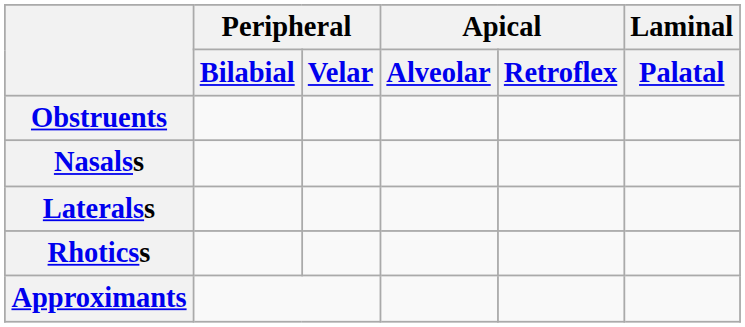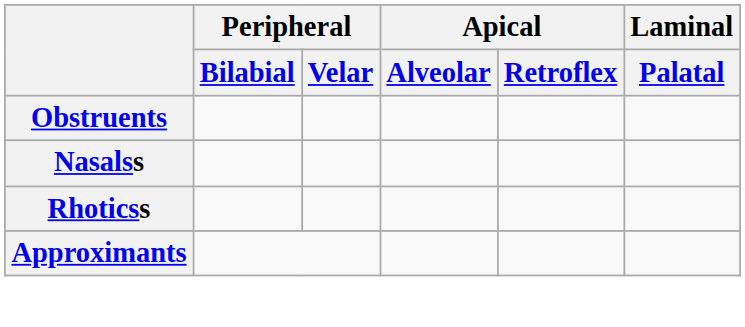- row: (99, 207)
